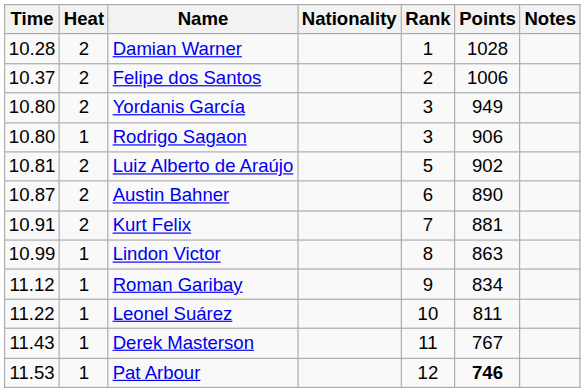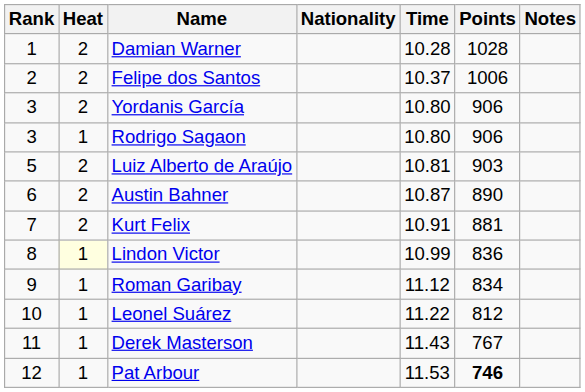columns swapped: (428, 19) <-> (32, 19)
(488, 107) 949 -> (488, 107) 906
(488, 166) 902 -> (488, 166) 903
(84, 254) no background -> (83, 254) lightyellow background
(488, 254) 863 -> (488, 254) 836
(488, 313) 811 -> (488, 313) 812
